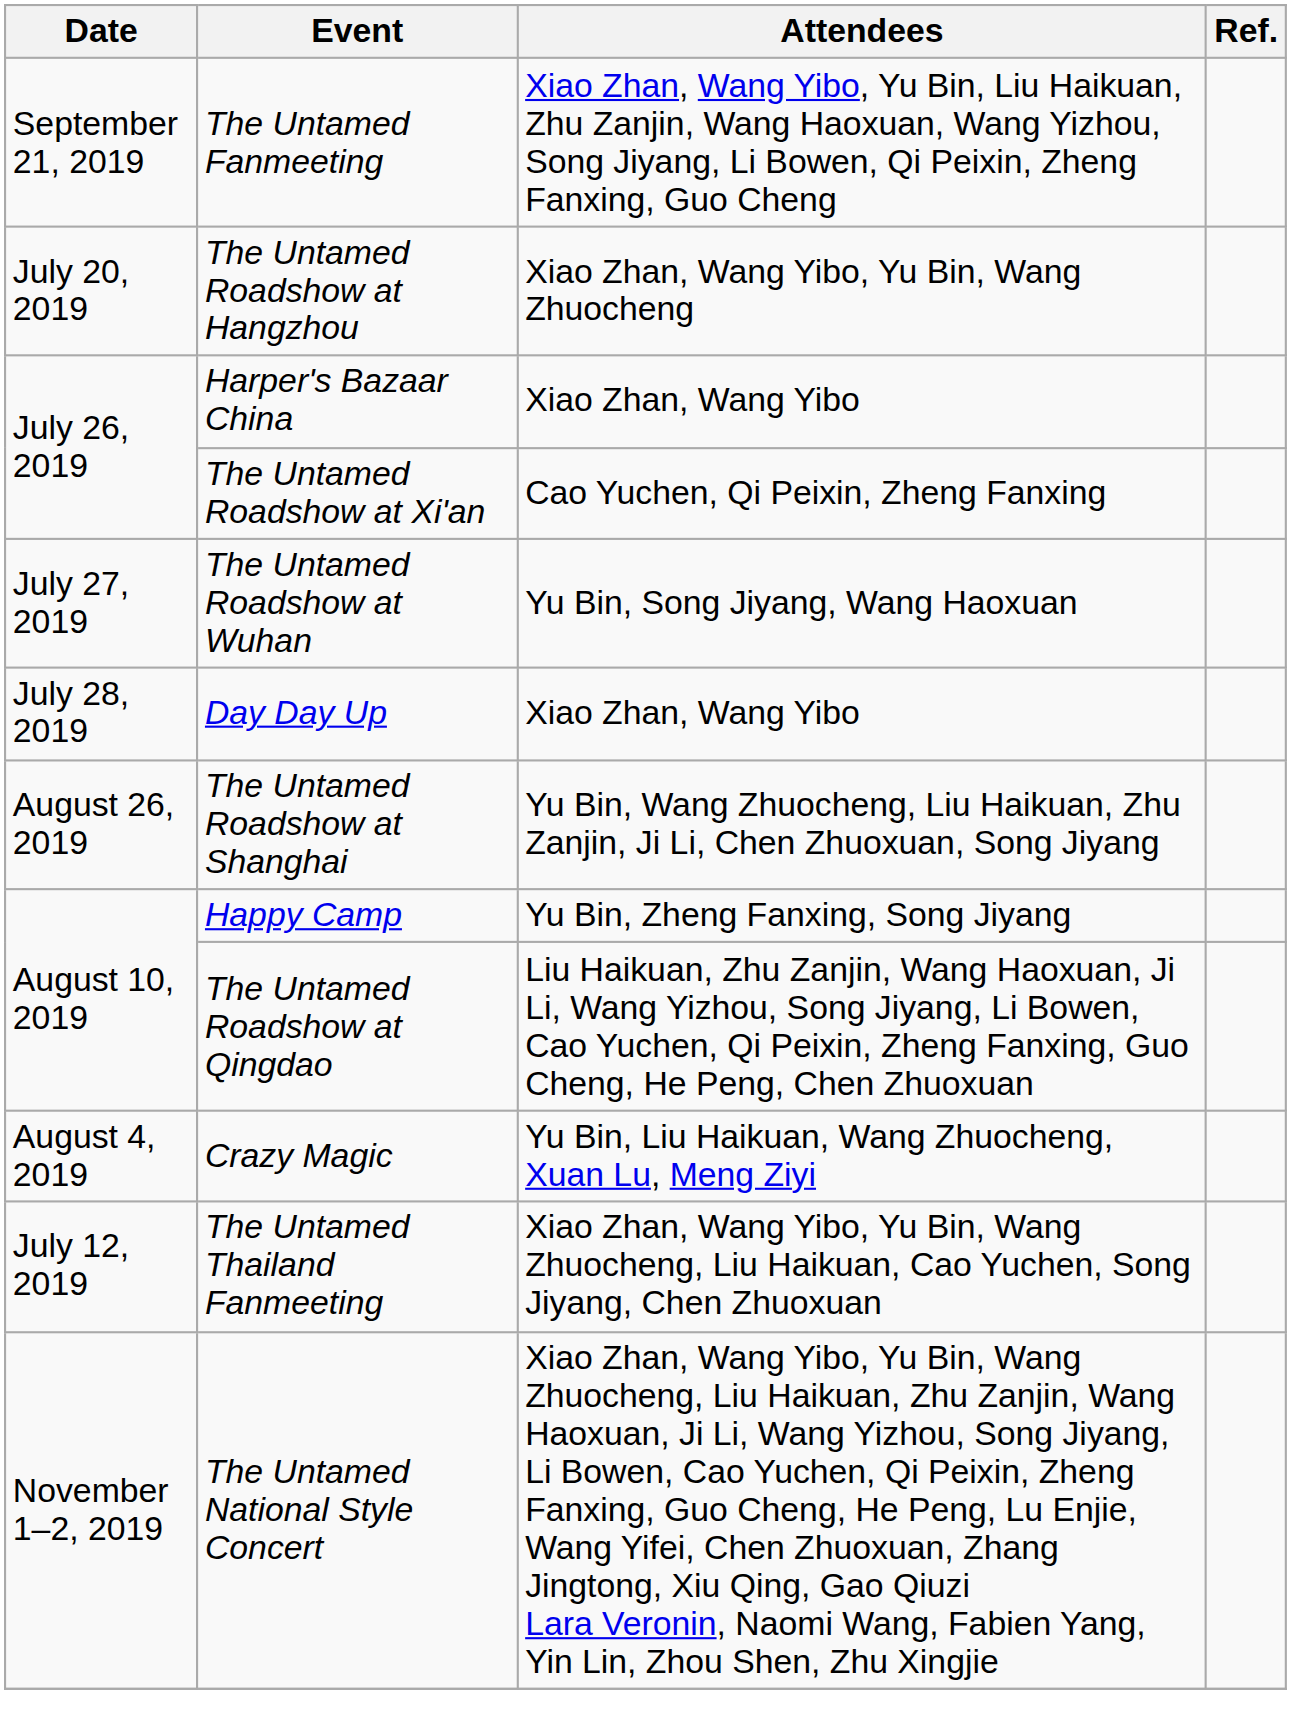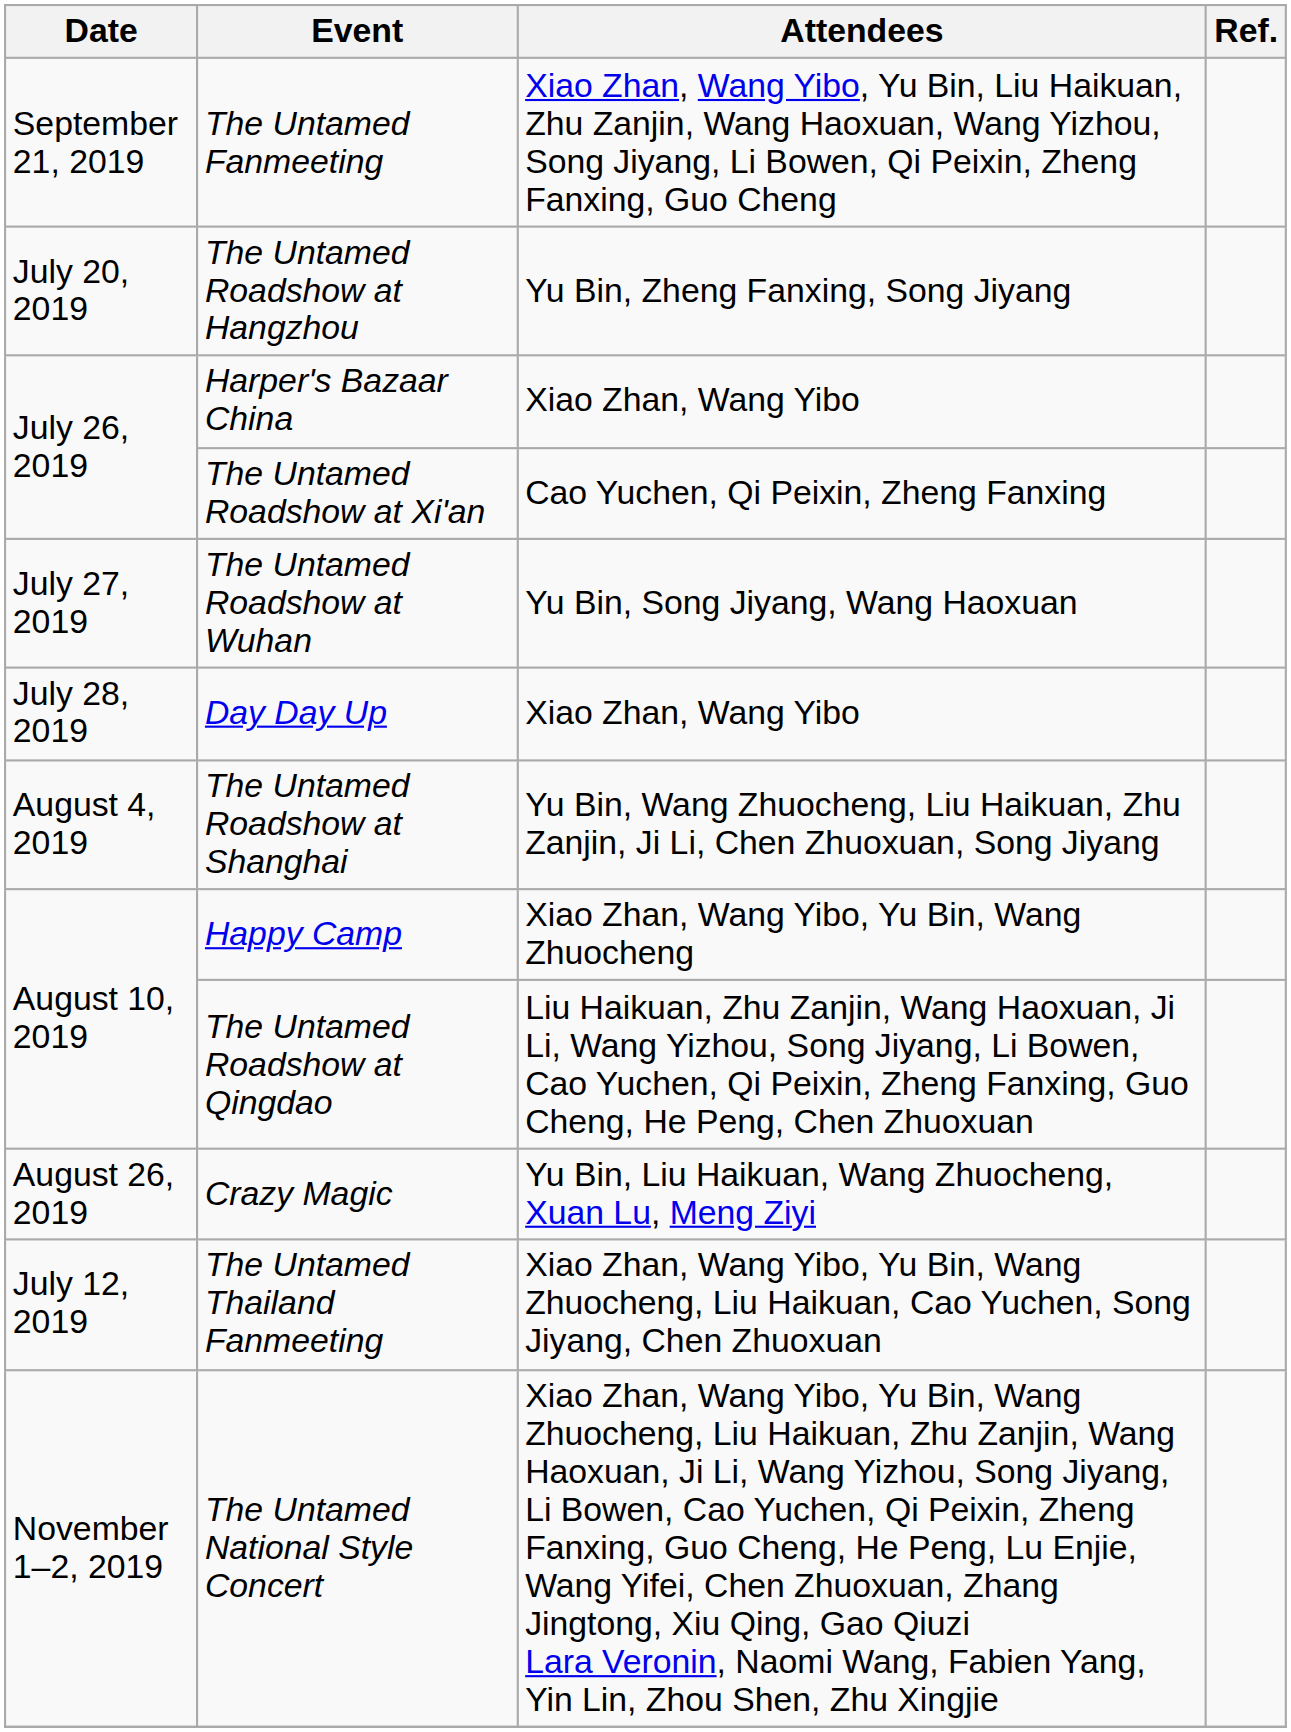(803, 290) Xiao Zhan, Wang Yibo, Yu Bin, Wang Zhuocheng -> (798, 290) Yu Bin, Zheng Fanxing, Song Jiyang
(94, 823) August 26, 2019 -> (84, 823) August 4, 2019
(798, 915) Yu Bin, Zheng Fanxing, Song Jiyang -> (803, 934) Xiao Zhan, Wang Yibo, Yu Bin, Wang Zhuocheng
(84, 1155) August 4, 2019 -> (94, 1193) August 26, 2019
